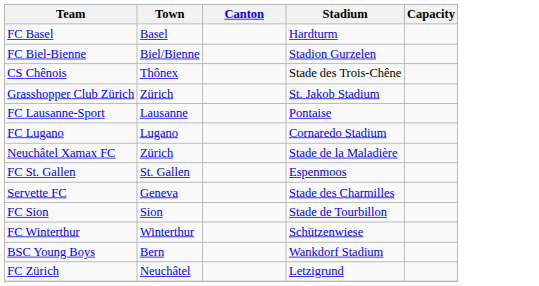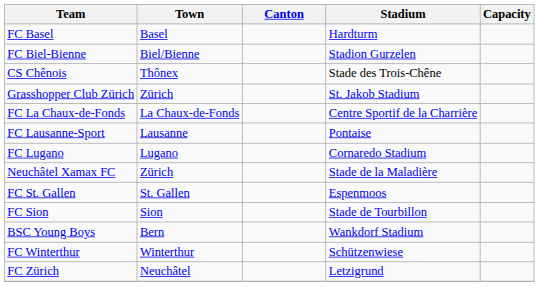+ row: (66, 113)
- row: (37, 192)
rows swapped: (43, 232) <-> (51, 251)
